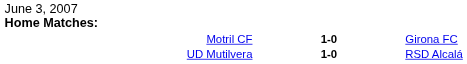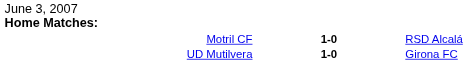(432, 39) Girona FC -> (434, 39) RSD Alcalá
(434, 54) RSD Alcalá -> (432, 54) Girona FC
